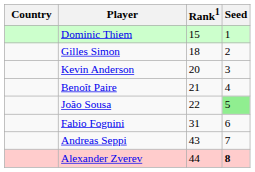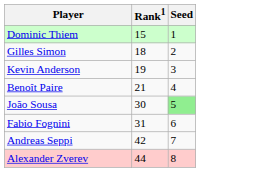- column: (31, 14)
(194, 69) 20 -> (140, 69) 19
(194, 105) 22 -> (140, 105) 30
(194, 140) 43 -> (140, 140) 42
(228, 158) bold -> (173, 158) normal
